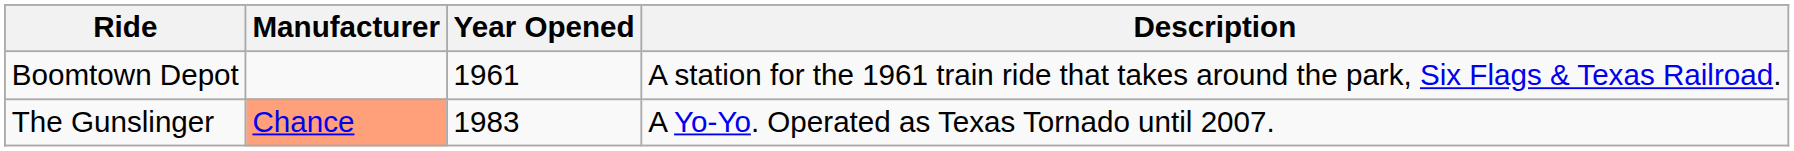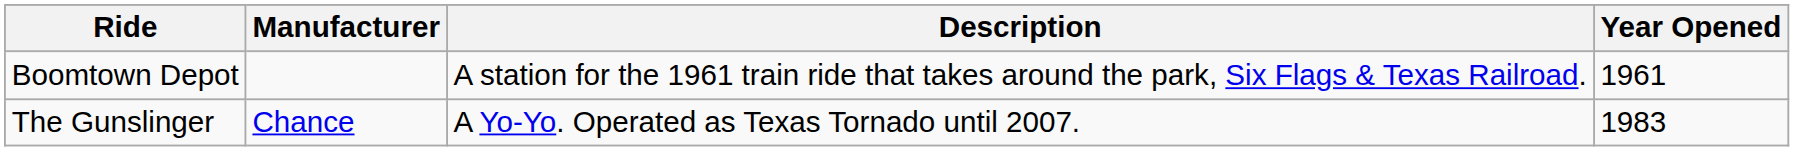columns swapped: (544, 27) <-> (1215, 27)
(303, 121) lightsalmon background -> (303, 121) no background
